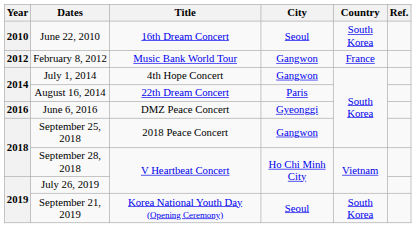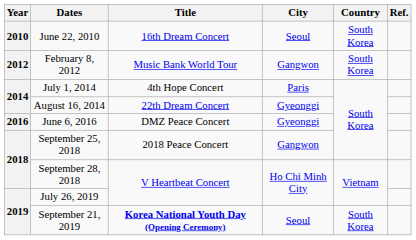(360, 59) France -> (360, 65) South Korea
(297, 76) Gangwon -> (298, 88) Paris
(297, 93) Paris -> (298, 105) Gyeonggi
(185, 208) normal -> (185, 220) bold
